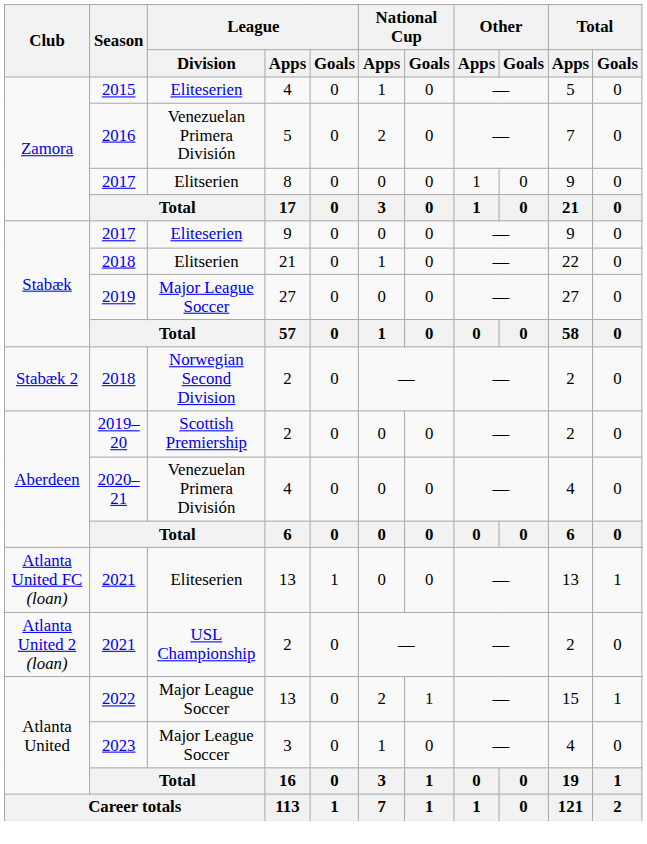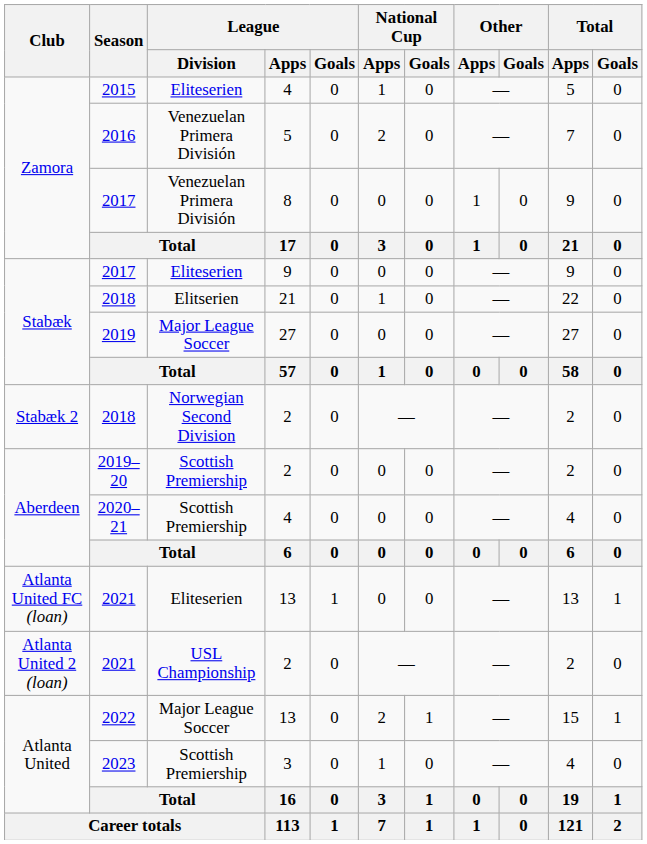(206, 181) Elitserien -> (206, 199) Venezuelan Primera División
(206, 488) Venezuelan Primera División -> (206, 517) Scottish Premiership
(206, 744) Major League Soccer -> (206, 763) Scottish Premiership
